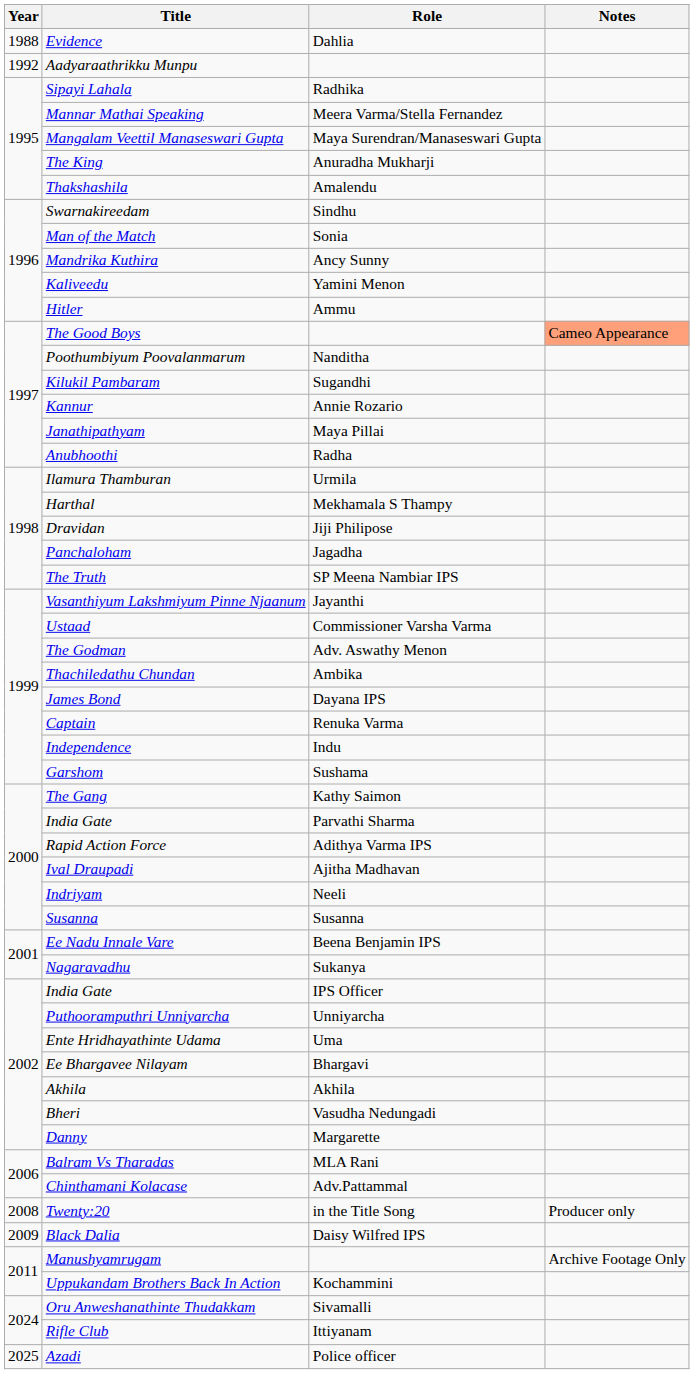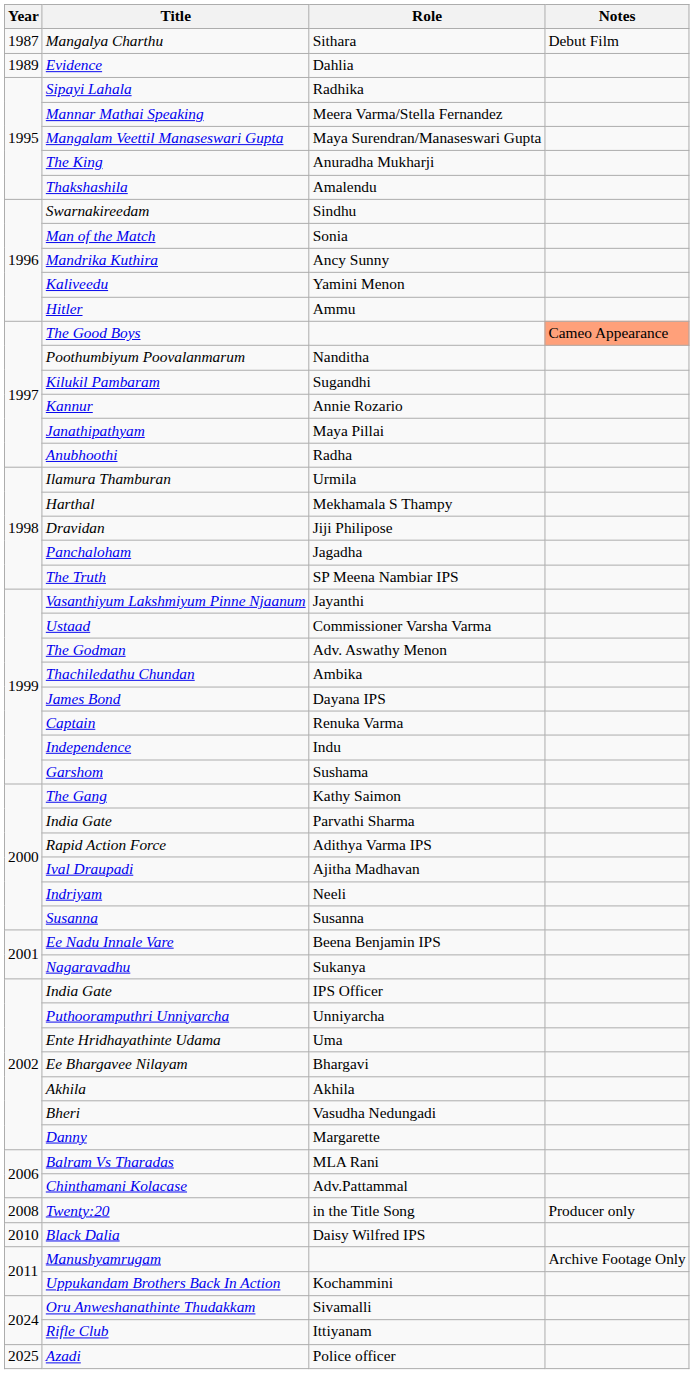+ row: (104, 41)
(23, 41) 1988 -> (23, 65) 1989
- row: (122, 65)
(23, 1234) 2009 -> (23, 1234) 2010
